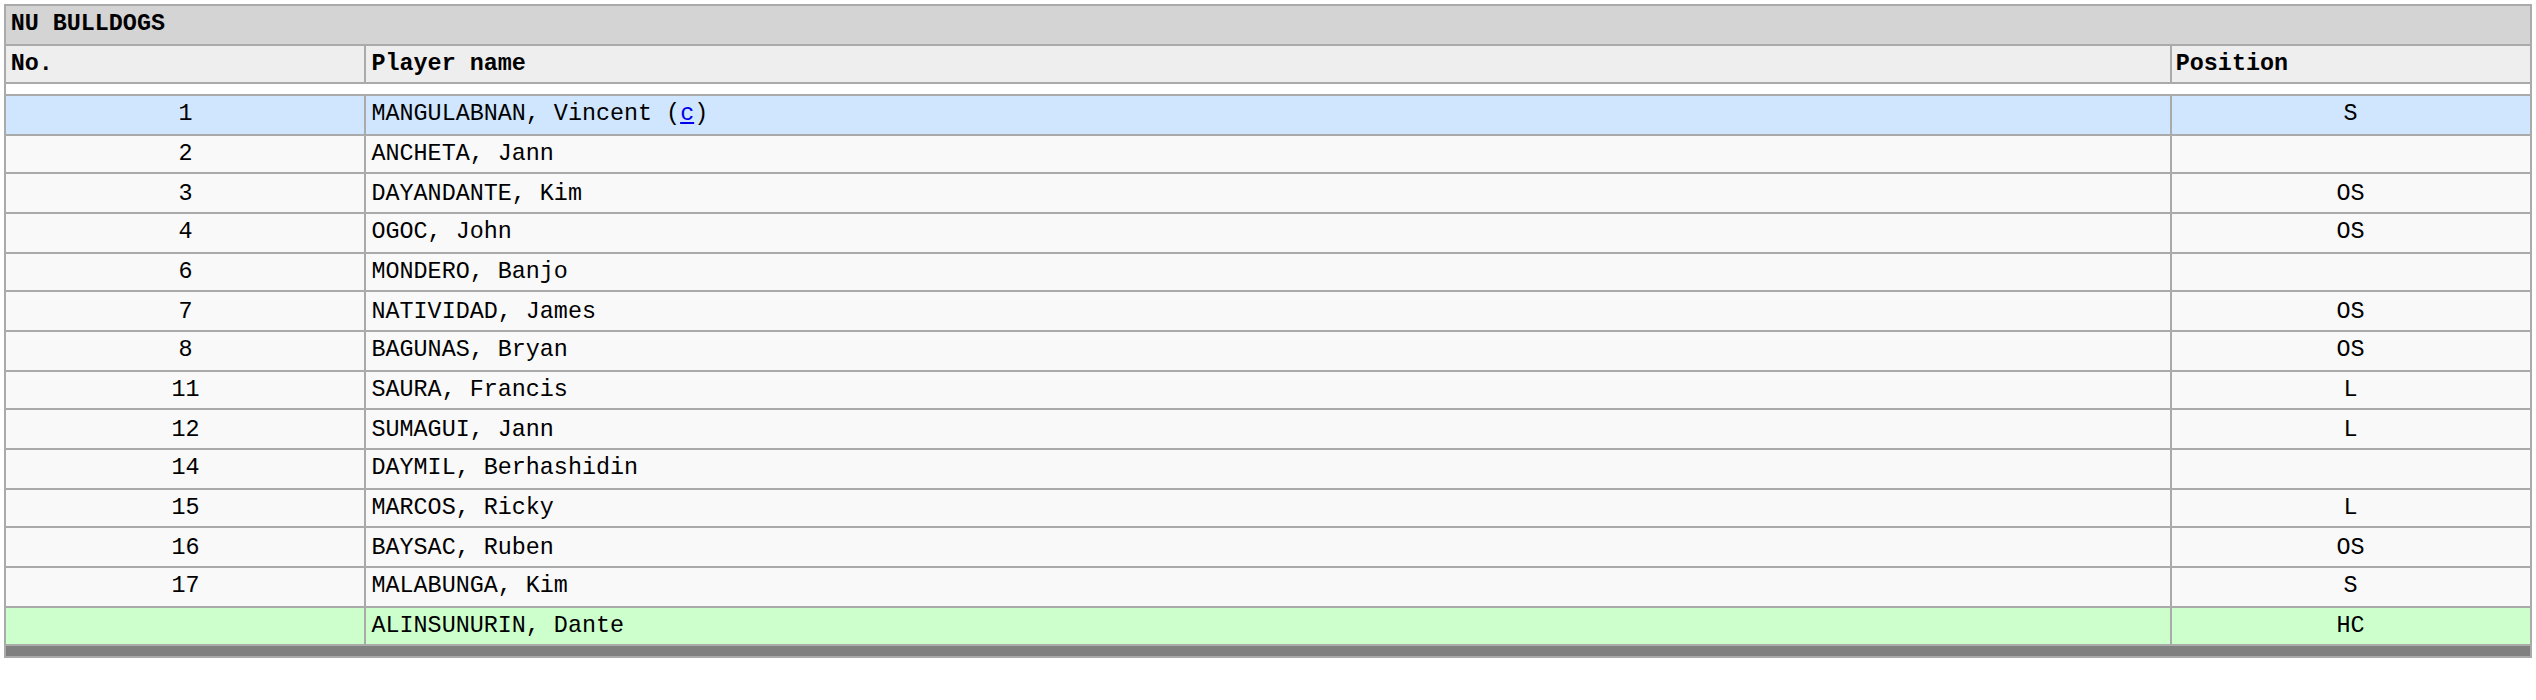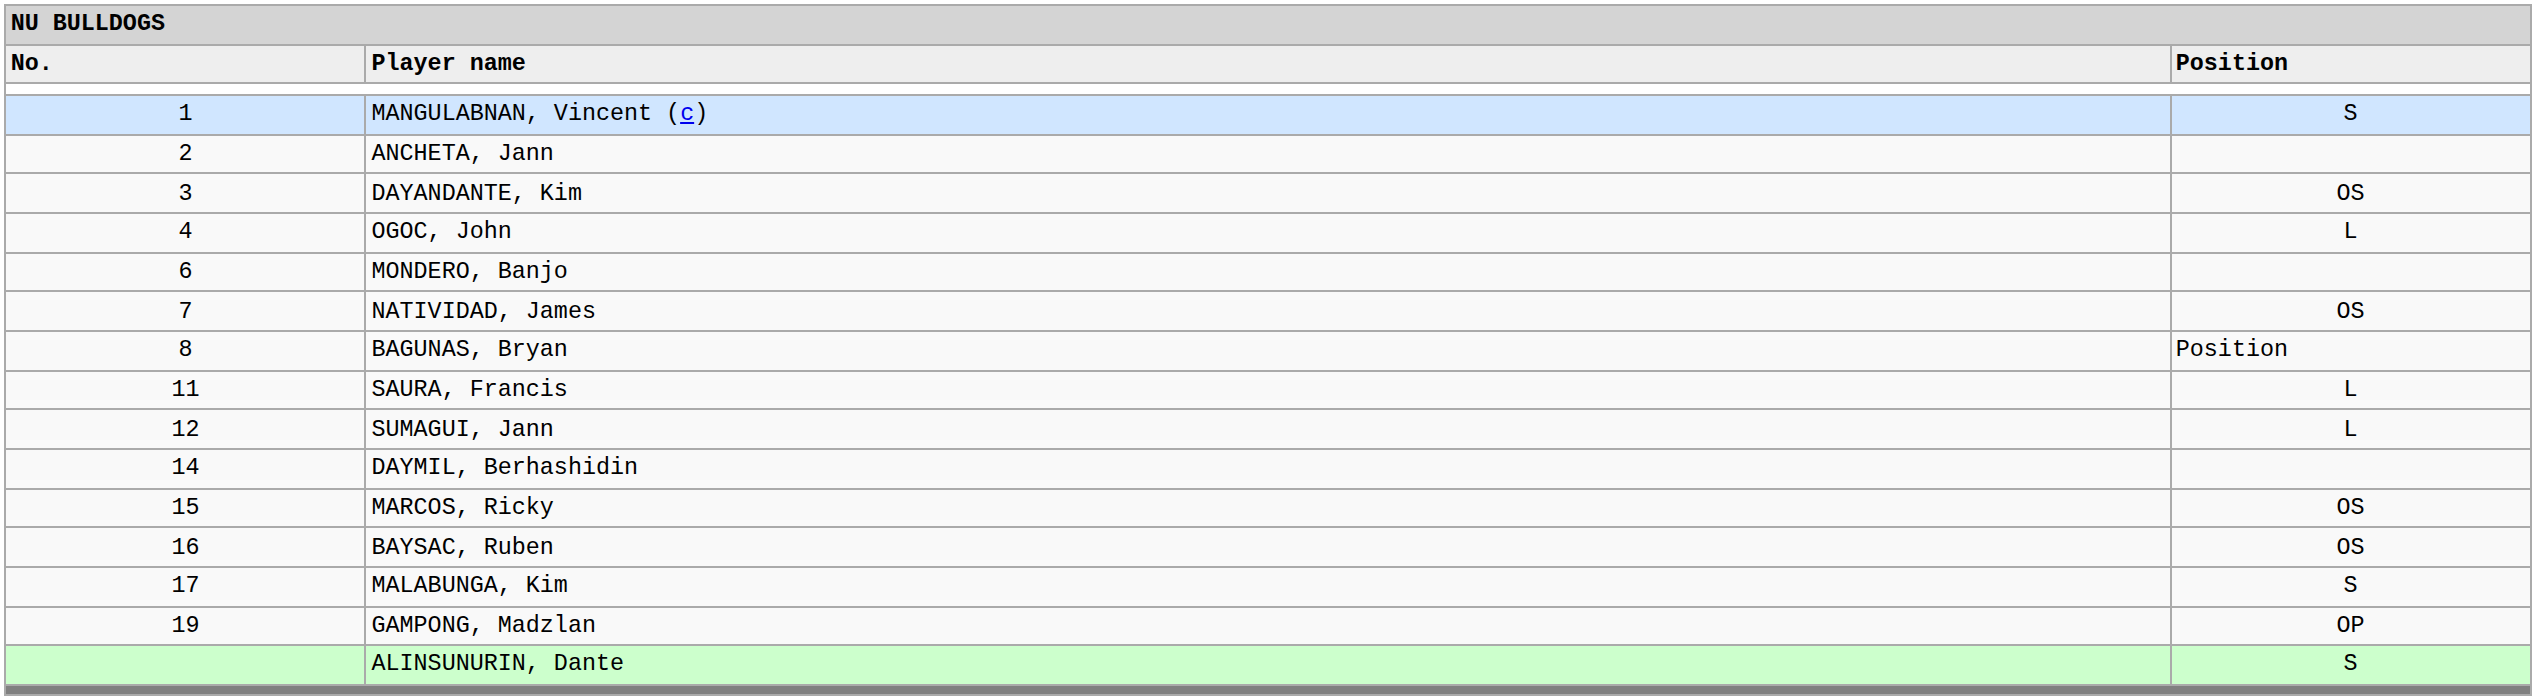(2351, 232) OS -> (2351, 232) L
(2351, 350) OS -> (2232, 350) Position
(2351, 507) L -> (2351, 507) OS
+ row: (185, 625)
(2351, 625) HC -> (2351, 665) S
